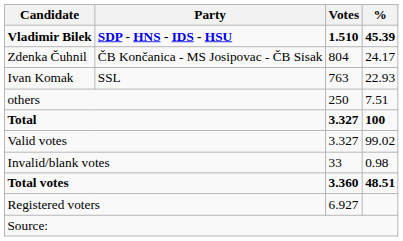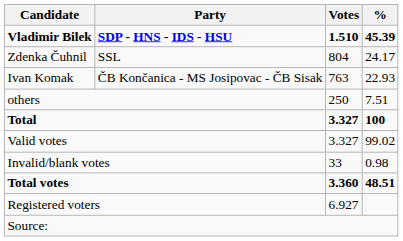(210, 57) ČB Končanica - MS Josipovac - ČB Sisak -> (109, 57) SSL
(109, 78) SSL -> (210, 78) ČB Končanica - MS Josipovac - ČB Sisak
